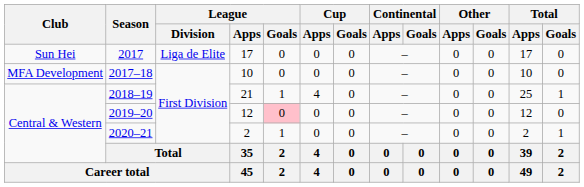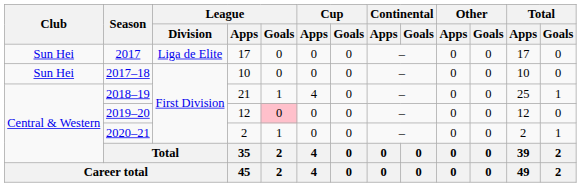(55, 73) MFA Development -> (54, 73) Sun Hei
